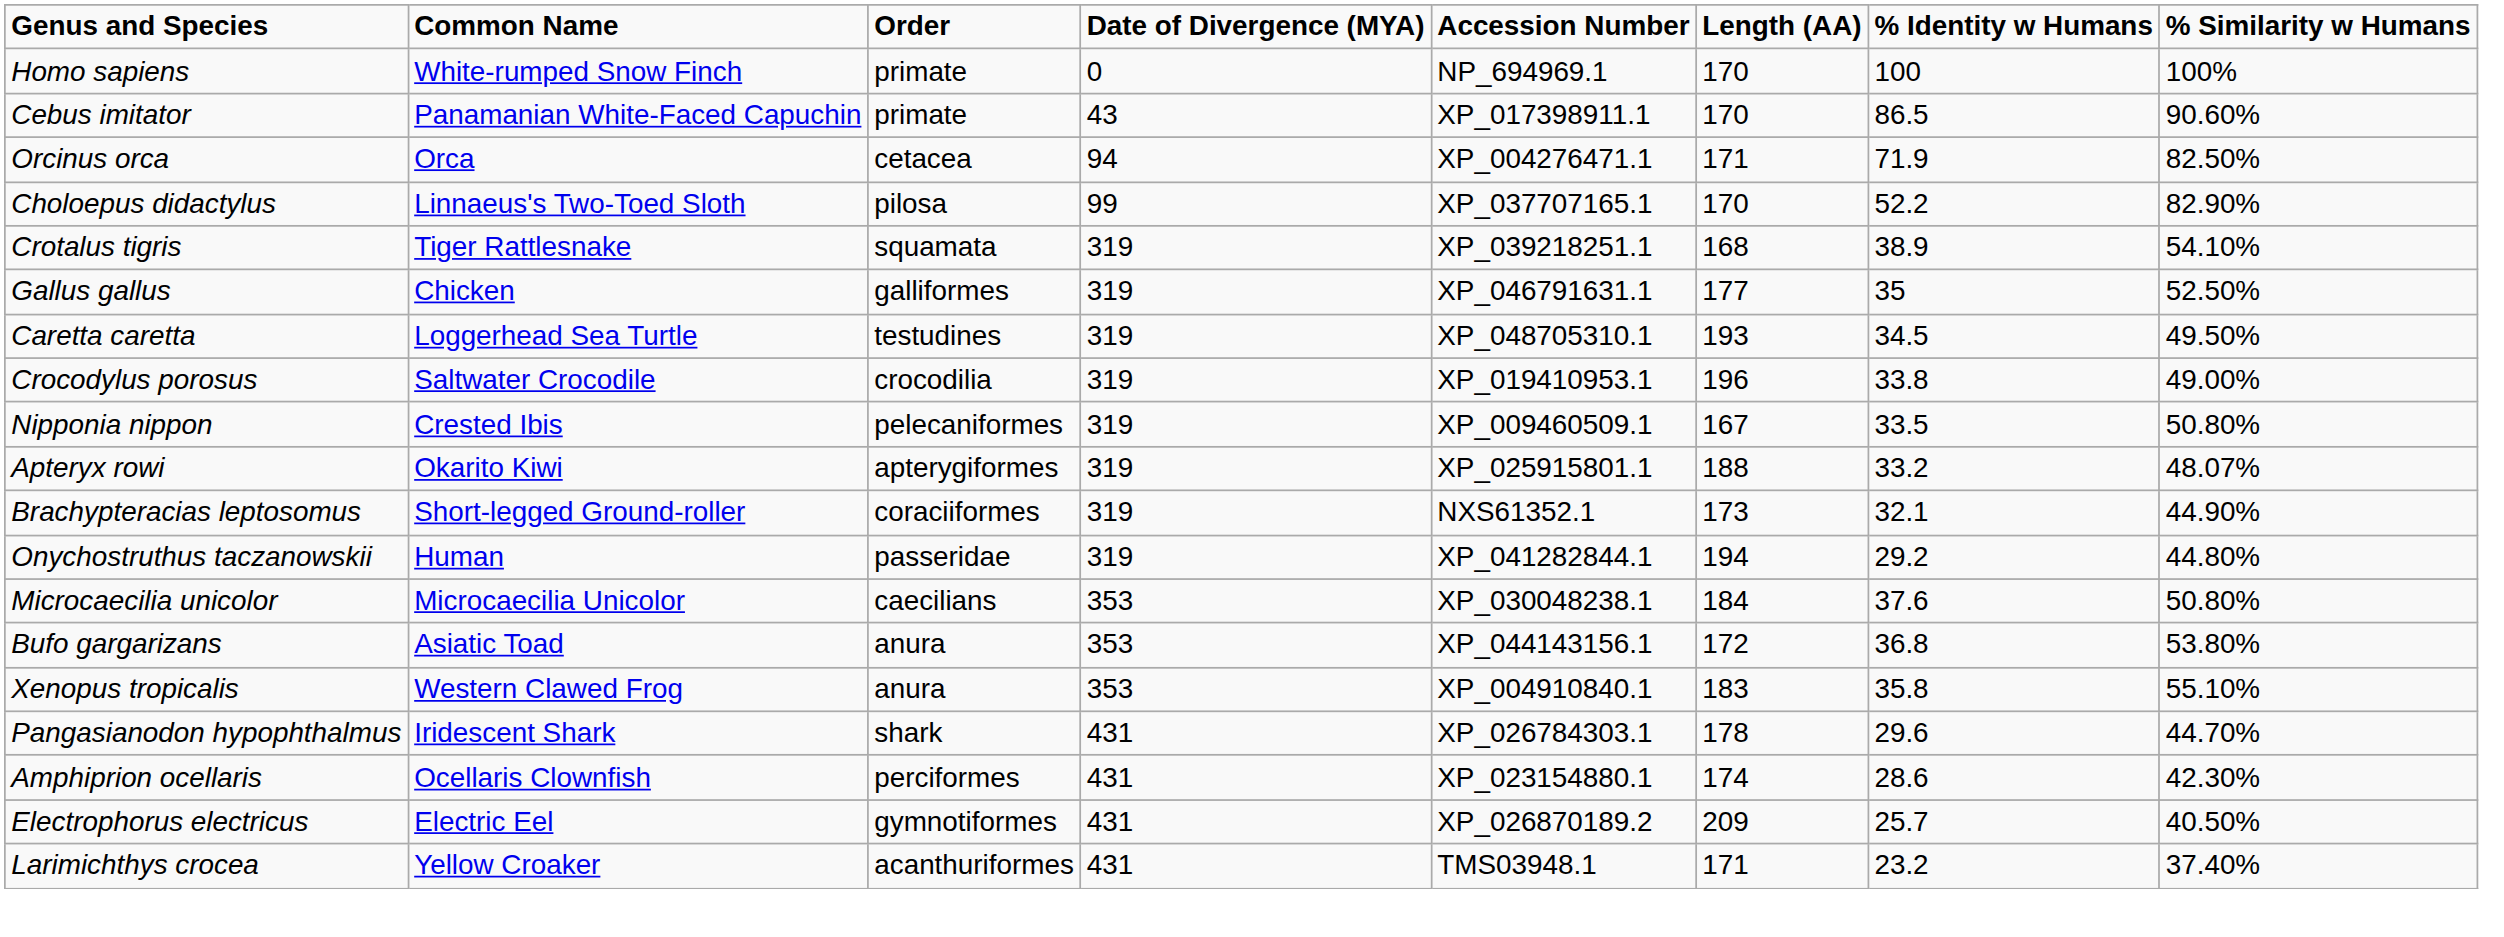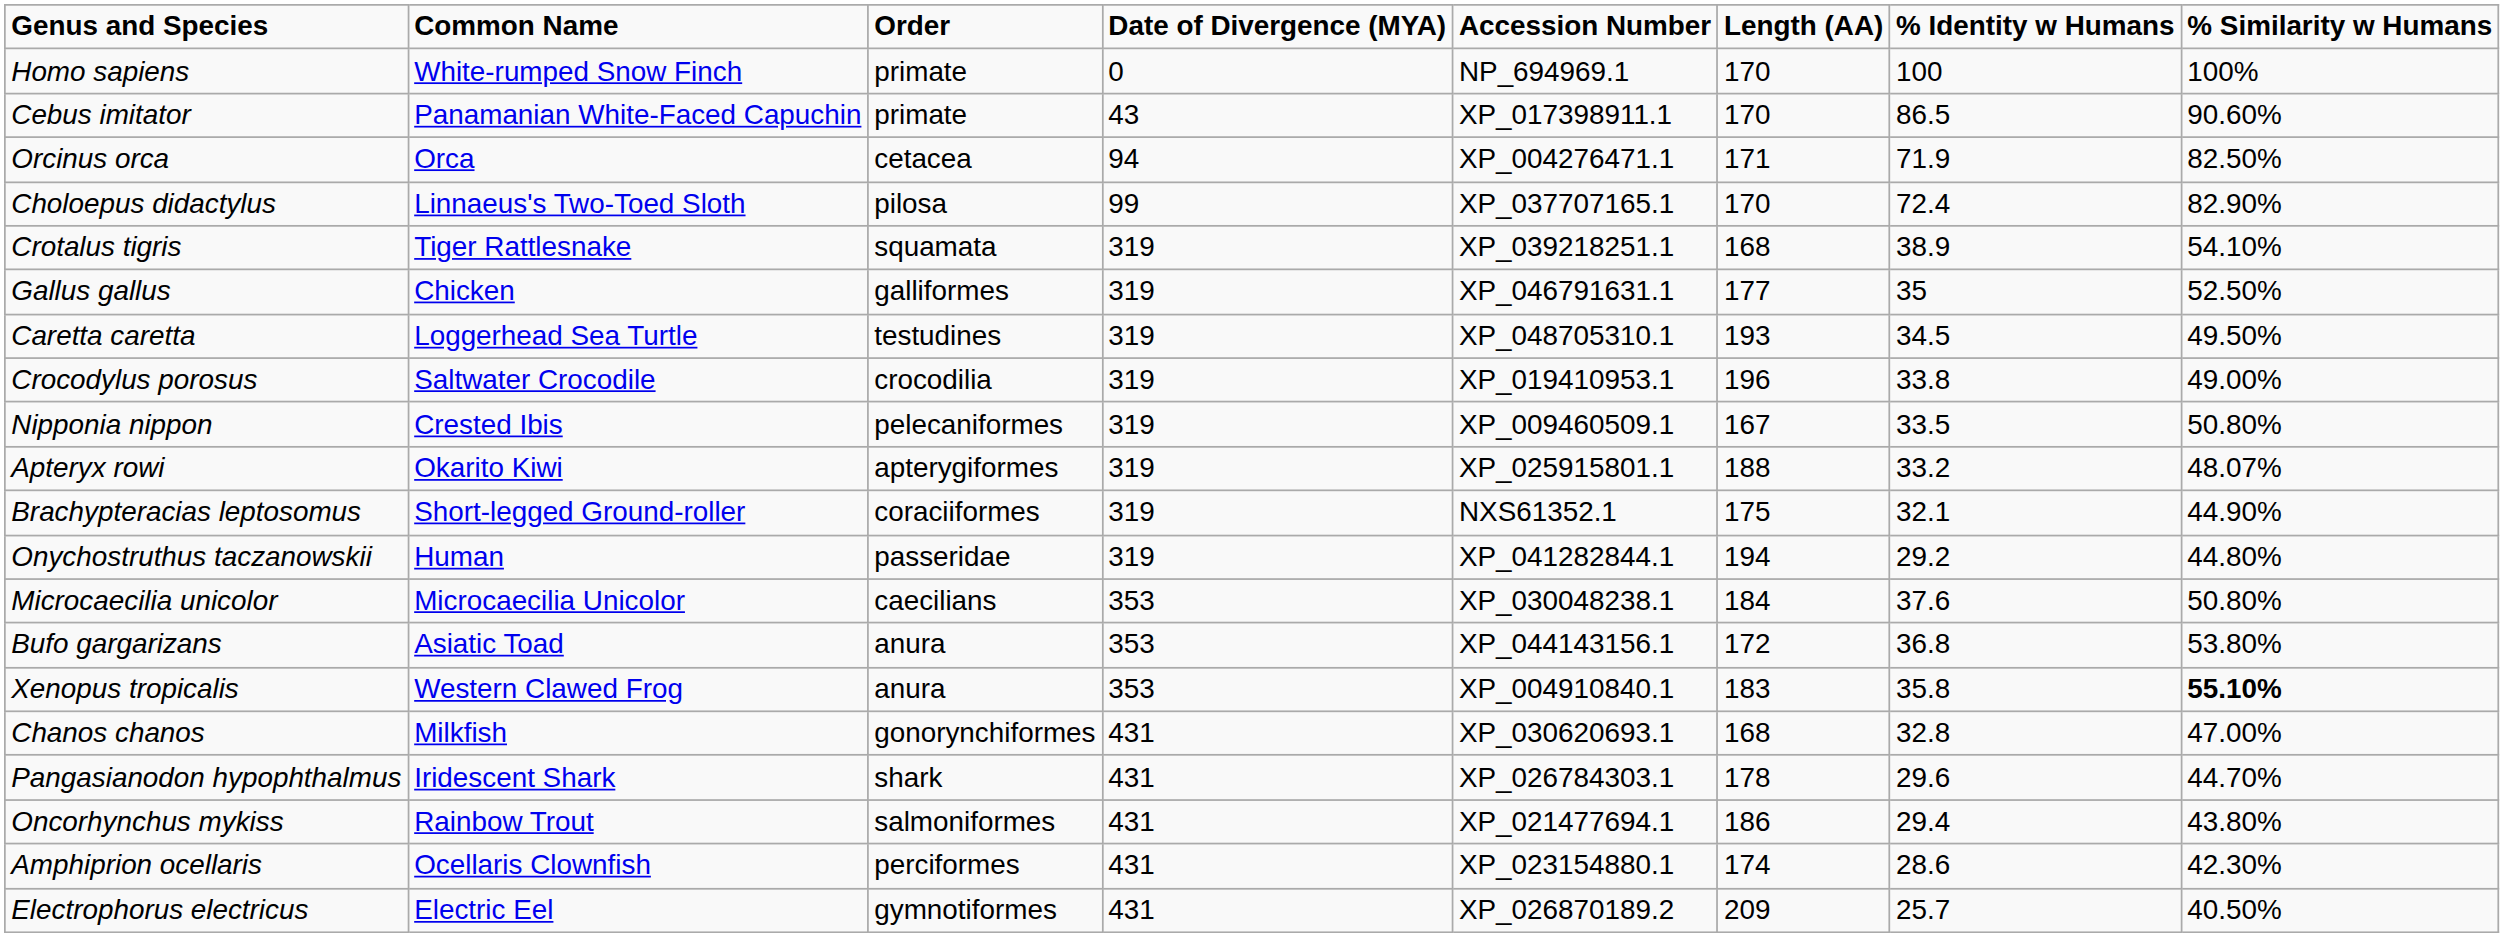(1902, 203) 52.2 -> (1923, 203) 72.4
(1726, 512) 173 -> (1747, 512) 175
(2213, 688) normal -> (2235, 688) bold
+ row: (108, 733)
+ row: (147, 821)
- row: (135, 865)
